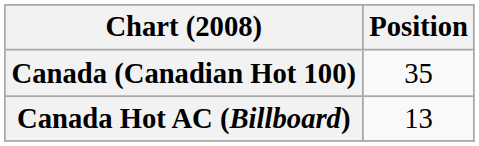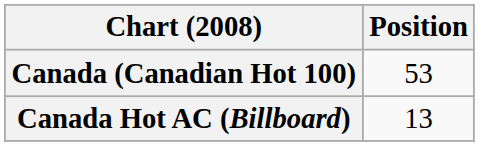(419, 72) 35 -> (419, 72) 53
